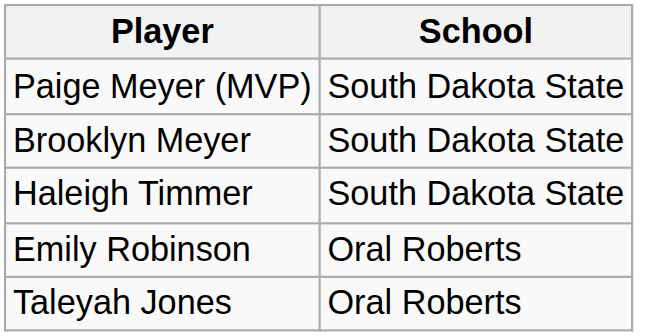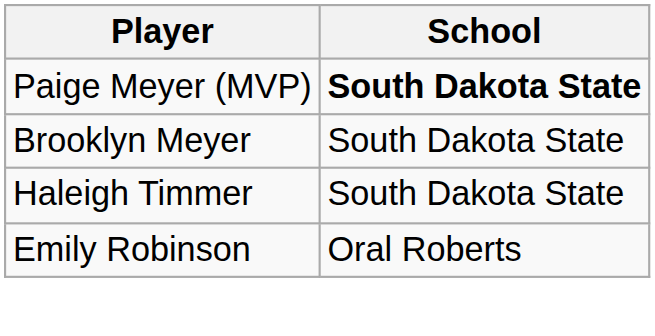(476, 85) normal -> (484, 85) bold
- row: (122, 303)
